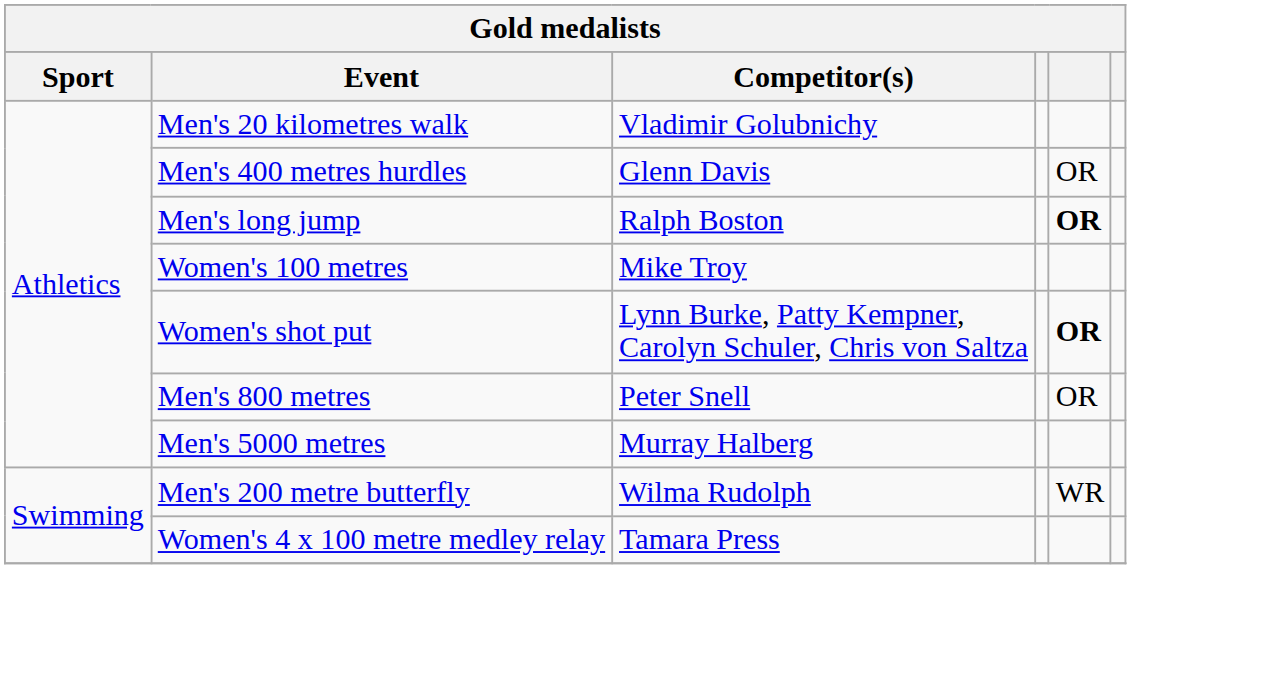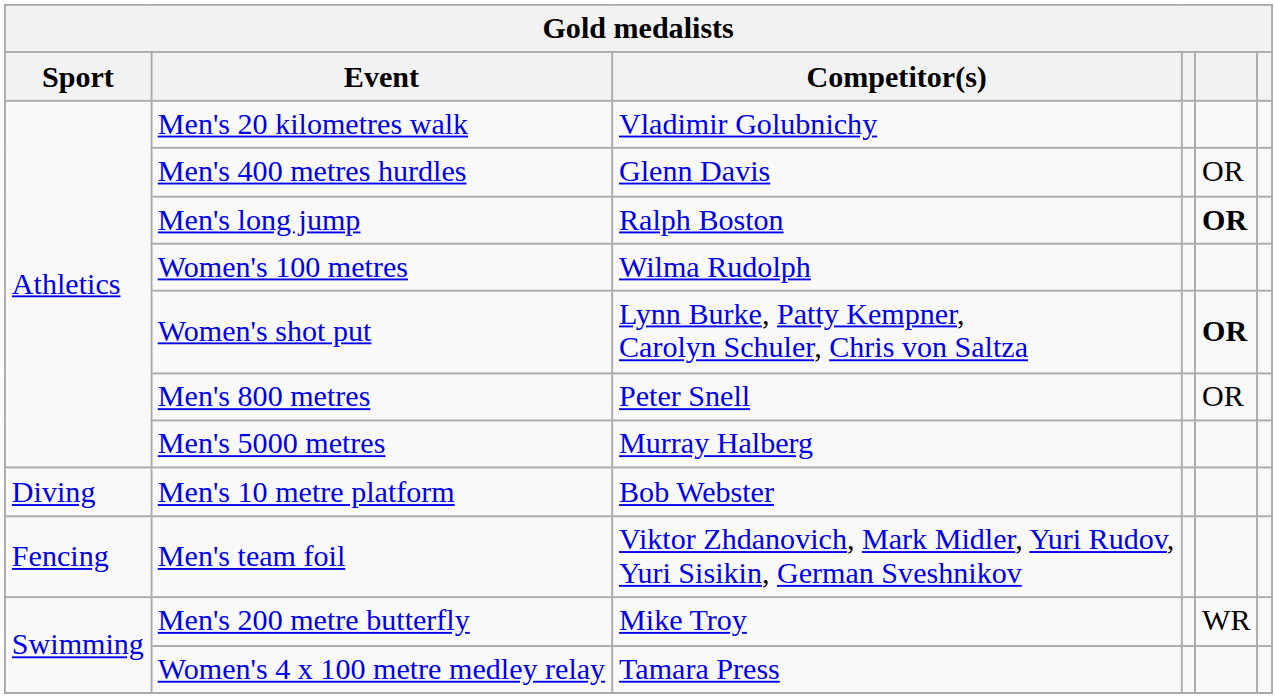(683, 266) Mike Troy -> (715, 266) Wilma Rudolph
+ row: (306, 491)
+ row: (252, 556)
(715, 491) Wilma Rudolph -> (683, 620) Mike Troy
